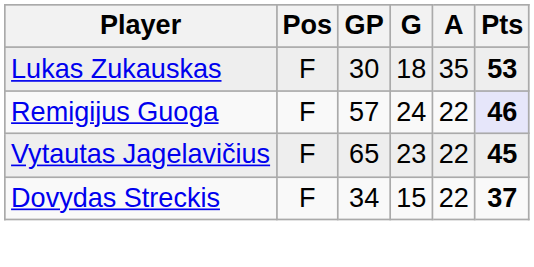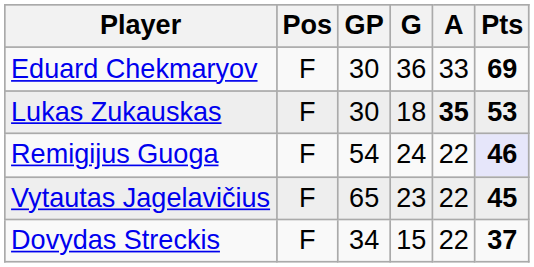+ row: (134, 68)
(454, 68) normal -> (454, 111) bold
(364, 111) 57 -> (364, 154) 54
